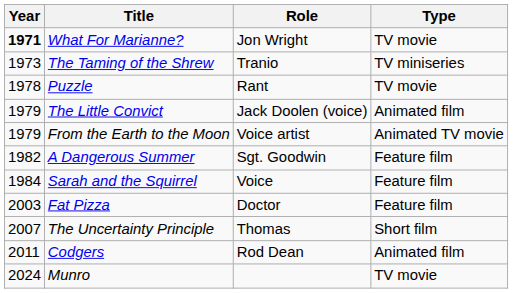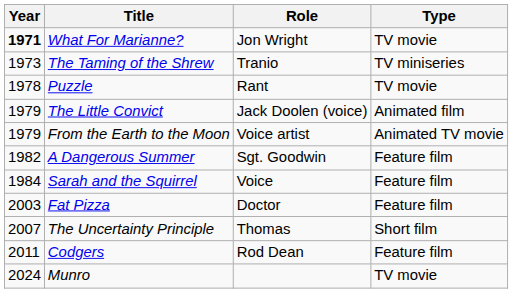(419, 252) Animated film -> (413, 252) Feature film
